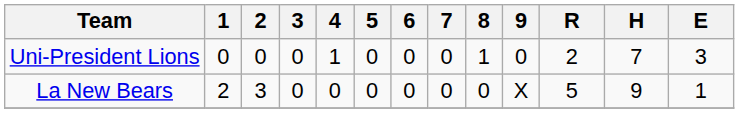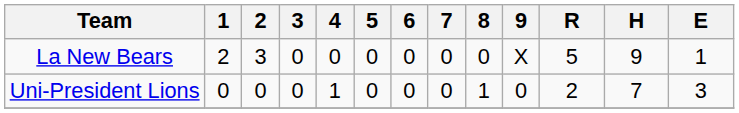rows swapped: (105, 56) <-> (105, 90)
